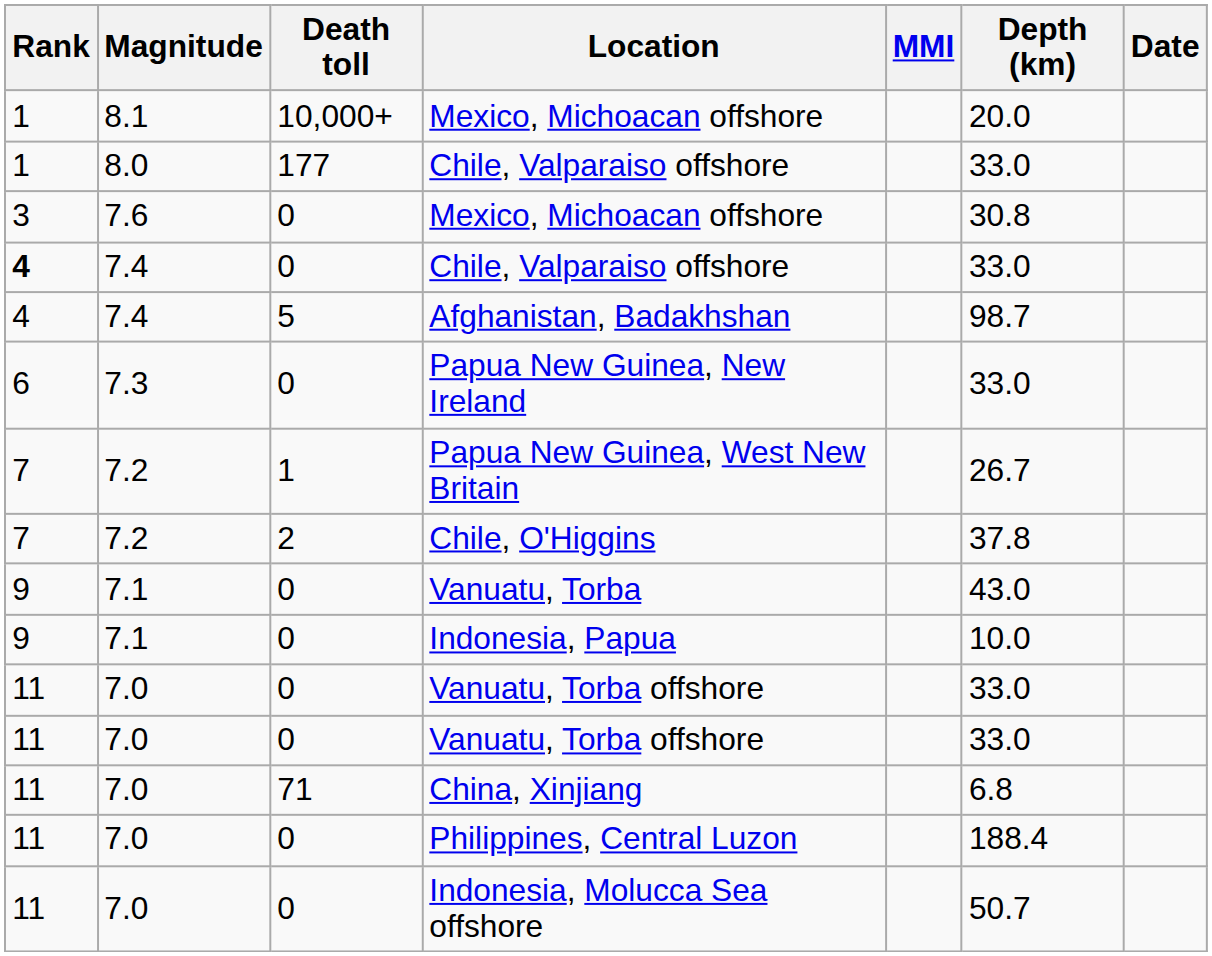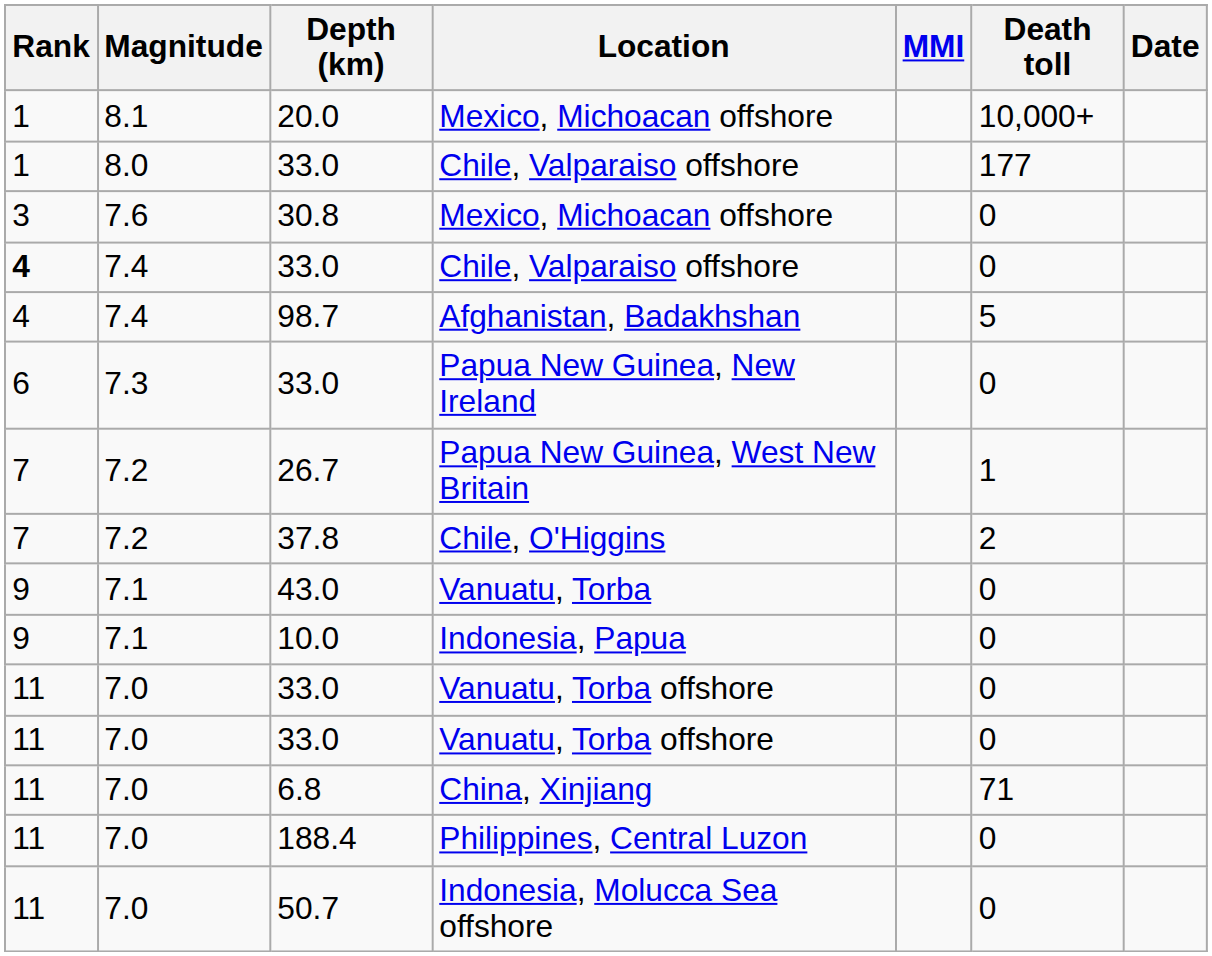columns swapped: (346, 47) <-> (1043, 47)
